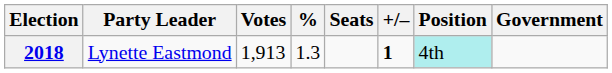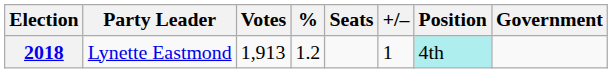(308, 51) 1.3 -> (308, 51) 1.2
(388, 51) bold -> (388, 51) normal
